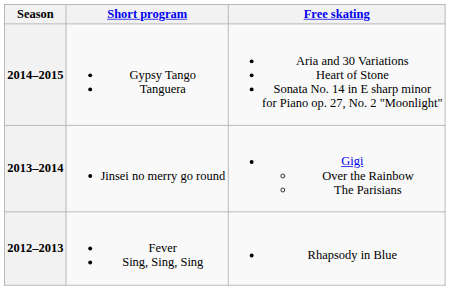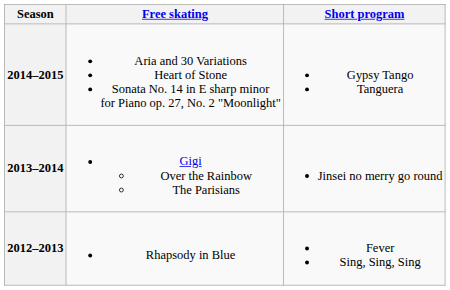columns swapped: (147, 14) <-> (337, 14)
